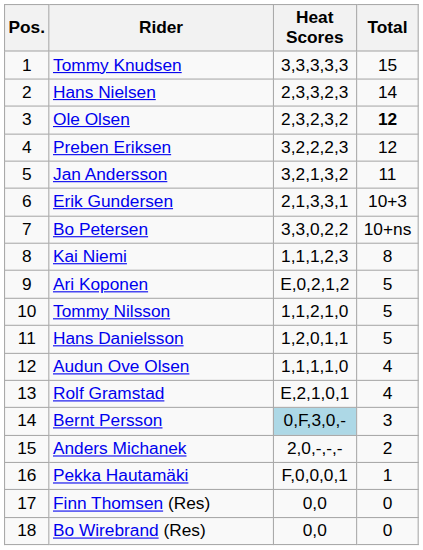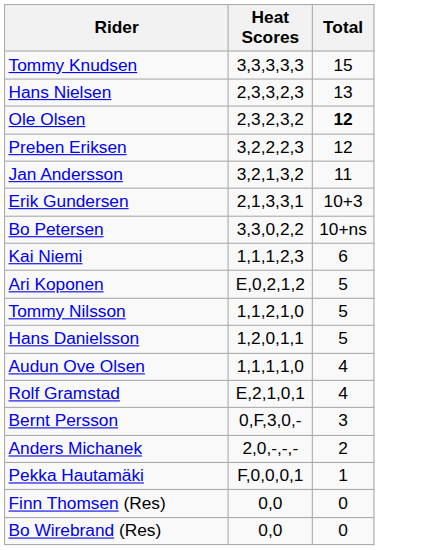- column: (27, 27)
(388, 92) 14 -> (343, 92) 13
(388, 256) 8 -> (343, 256) 6
(315, 421) lightblue background -> (270, 421) no background
